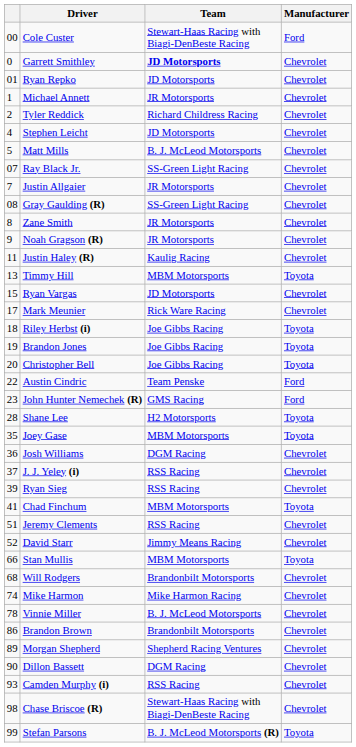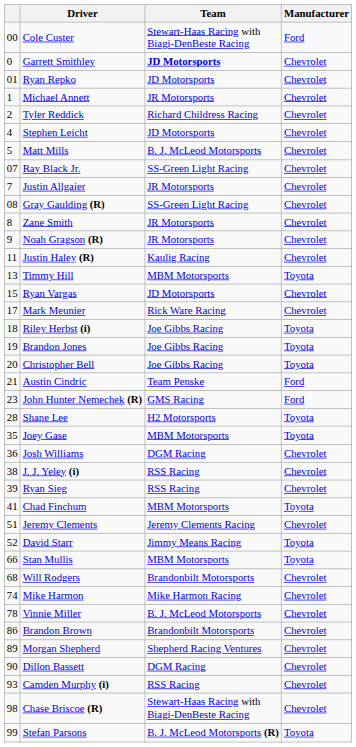(12, 382) 22 -> (12, 382) 21
(12, 471) 37 -> (12, 471) 38
(173, 524) RSS Racing -> (201, 524) Jeremy Clements Racing
(305, 542) Chevrolet -> (299, 542) Toyota
